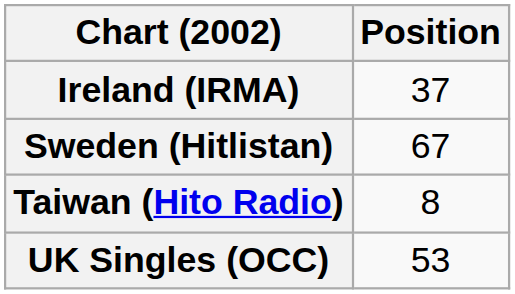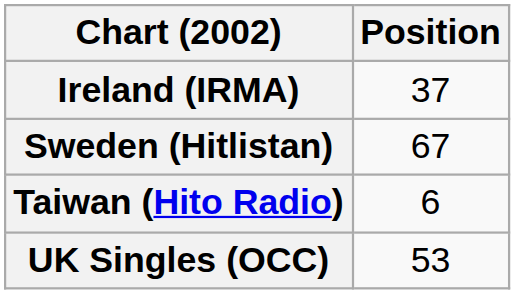(431, 202) 8 -> (431, 202) 6
